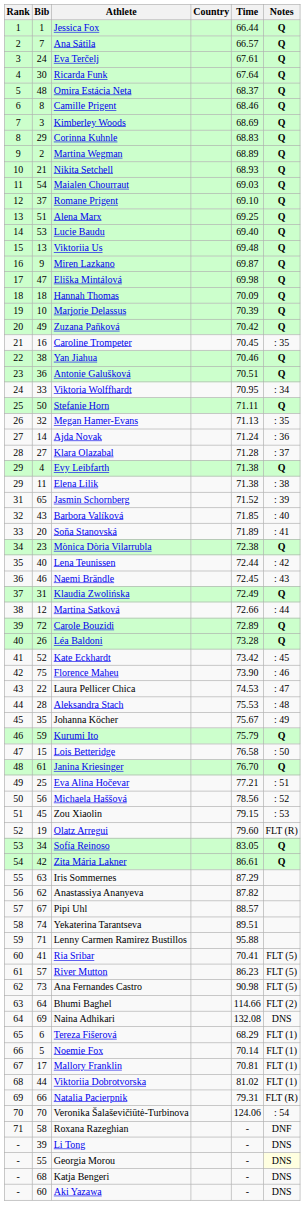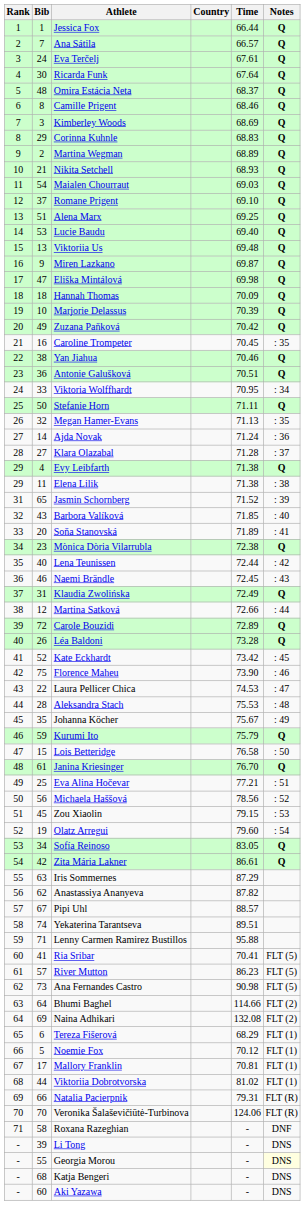(282, 830) FLT (R) -> (282, 830) : 54
(282, 1019) DNS -> (282, 1019) FLT (2)
(247, 1050) 70.14 -> (247, 1050) 70.12
(282, 1113) : 54 -> (282, 1113) FLT (R)
